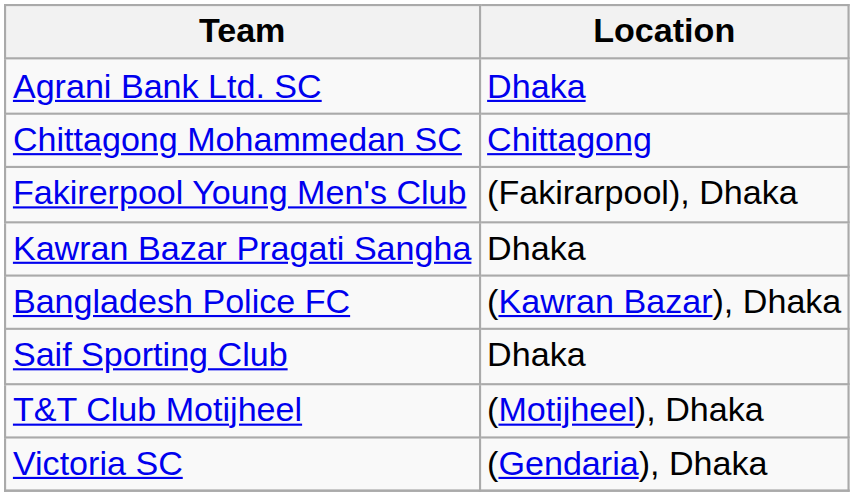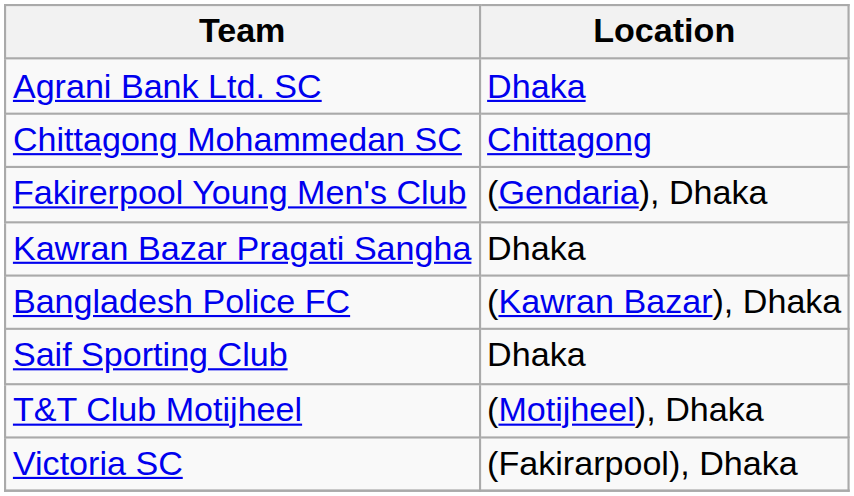(642, 193) (Fakirarpool), Dhaka -> (627, 193) (Gendaria), Dhaka
(627, 463) (Gendaria), Dhaka -> (642, 463) (Fakirarpool), Dhaka
